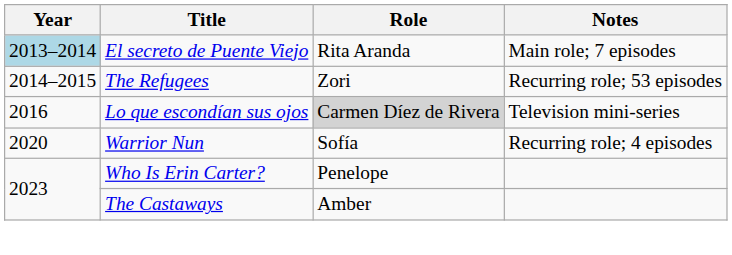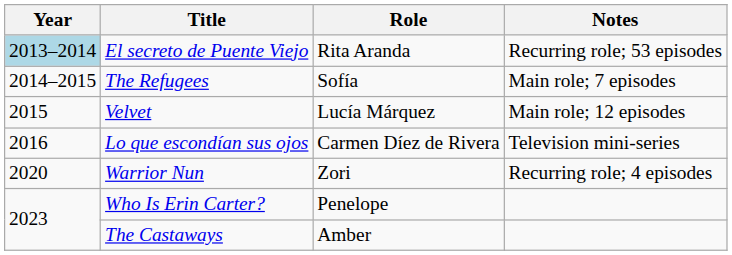(592, 50) Main role; 7 episodes -> (615, 50) Recurring role; 53 episodes
(334, 81) Zori -> (338, 81) Sofía
(615, 81) Recurring role; 53 episodes -> (592, 81) Main role; 7 episodes
+ row: (128, 111)
(408, 111) lightgrey background -> (408, 142) no background
(338, 142) Sofía -> (334, 173) Zori
